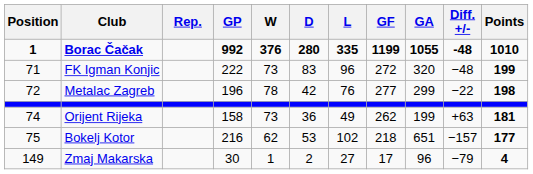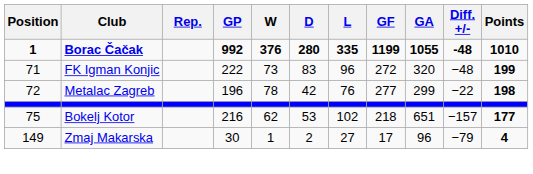- row: (103, 117)
